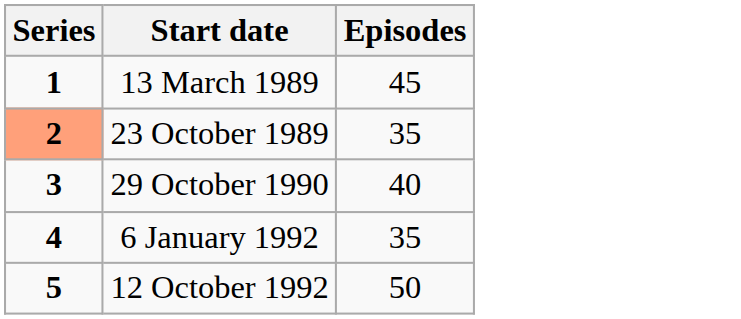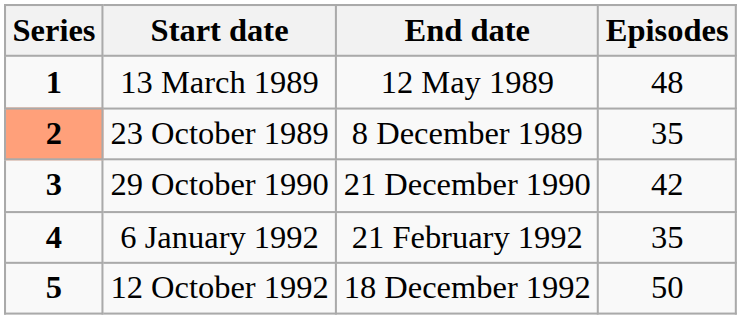+ column: (467, 30)
(405, 81) 45 -> (667, 81) 48
(405, 184) 40 -> (667, 184) 42
